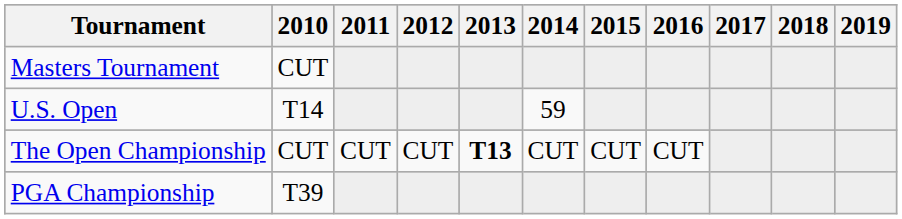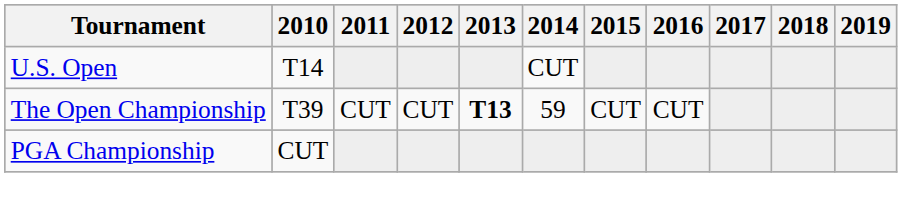- row: (115, 67)
(553, 109) 59 -> (553, 67) CUT
(303, 151) CUT -> (303, 109) T39
(553, 151) CUT -> (553, 109) 59
(303, 193) T39 -> (303, 151) CUT
